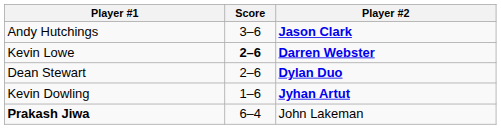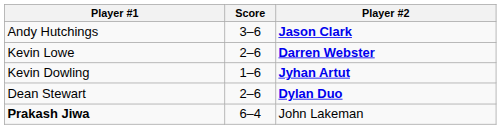(250, 52) bold -> (250, 52) normal
rows swapped: (48, 93) <-> (47, 73)
